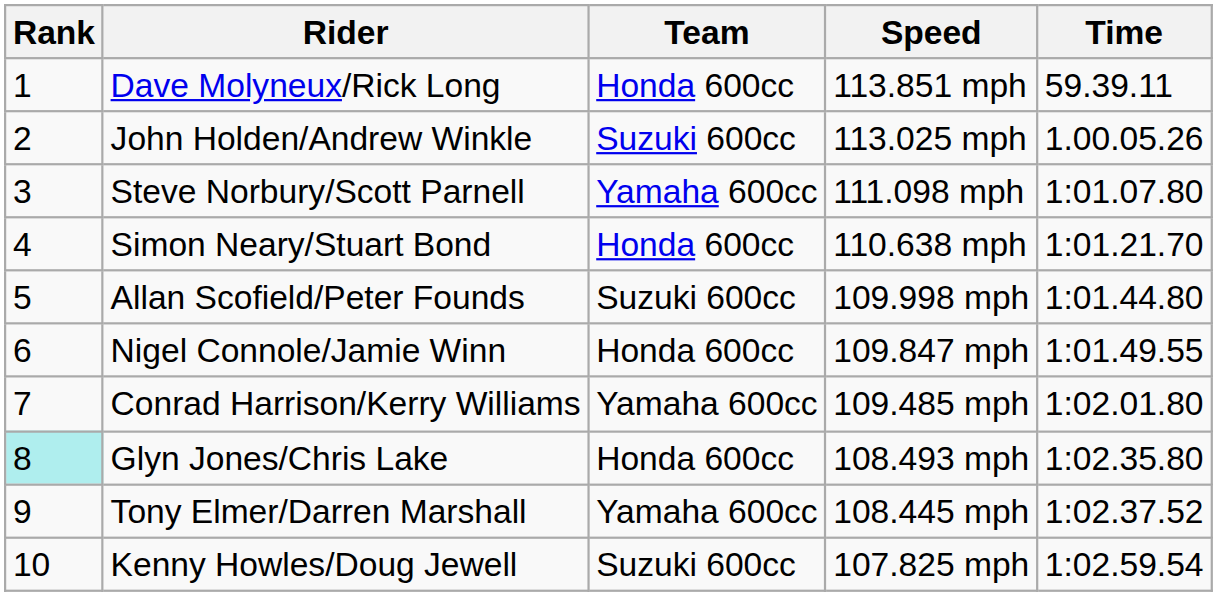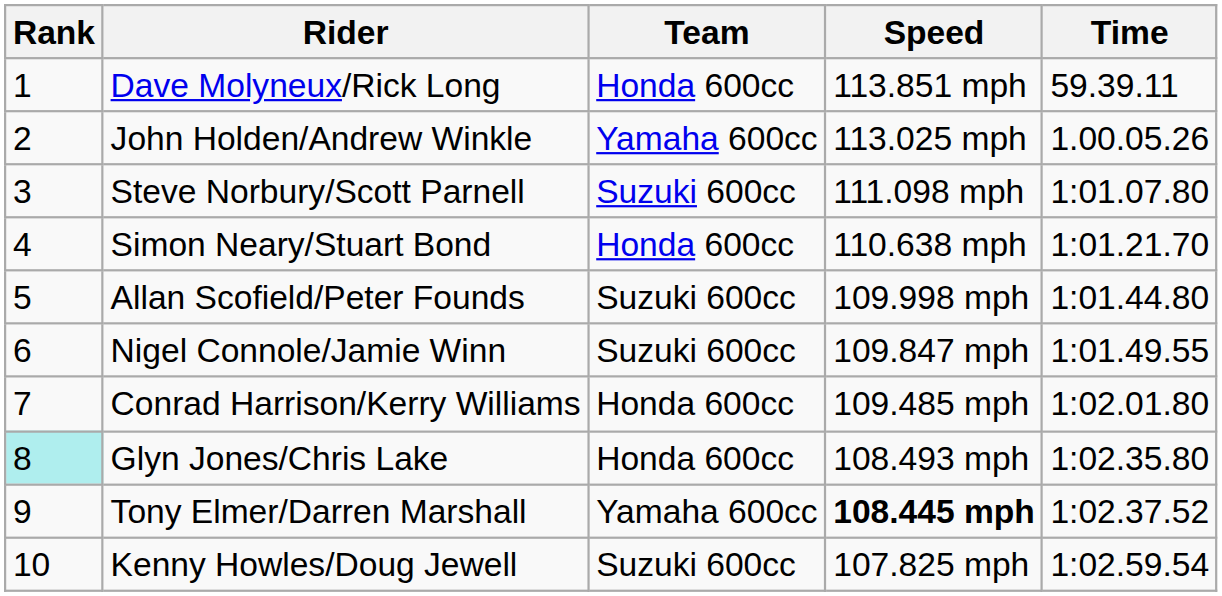(696, 138) Suzuki 600cc -> (707, 138) Yamaha 600cc
(707, 191) Yamaha 600cc -> (696, 191) Suzuki 600cc
(695, 351) Honda 600cc -> (696, 351) Suzuki 600cc
(707, 404) Yamaha 600cc -> (695, 404) Honda 600cc
(931, 510) normal -> (934, 510) bold
